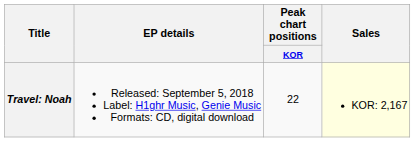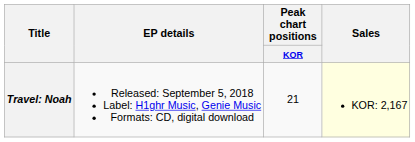(293, 99) 22 -> (293, 99) 21
